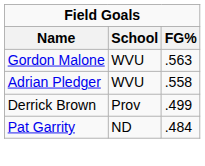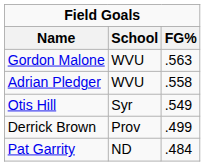+ row: (32, 104)
